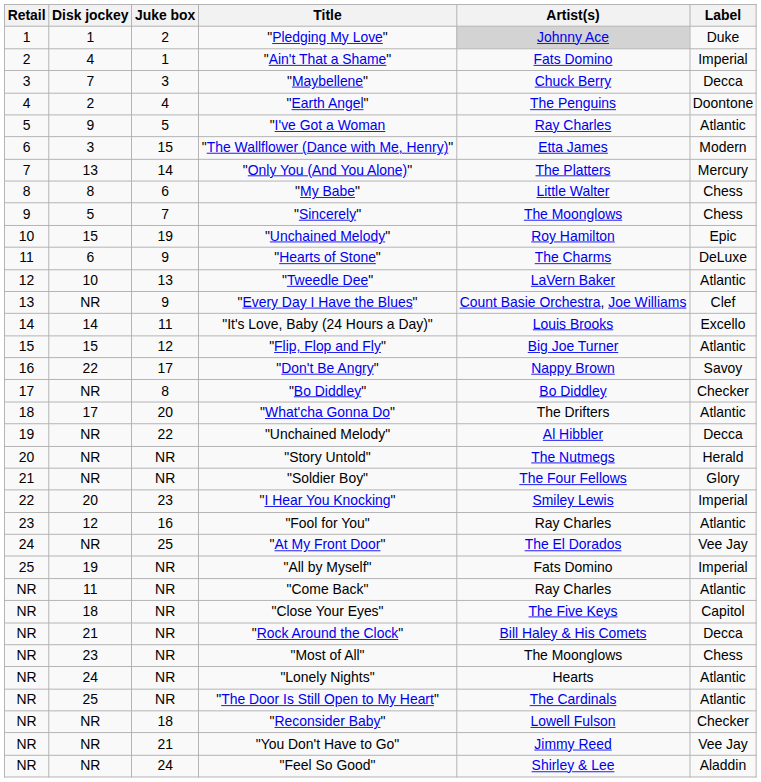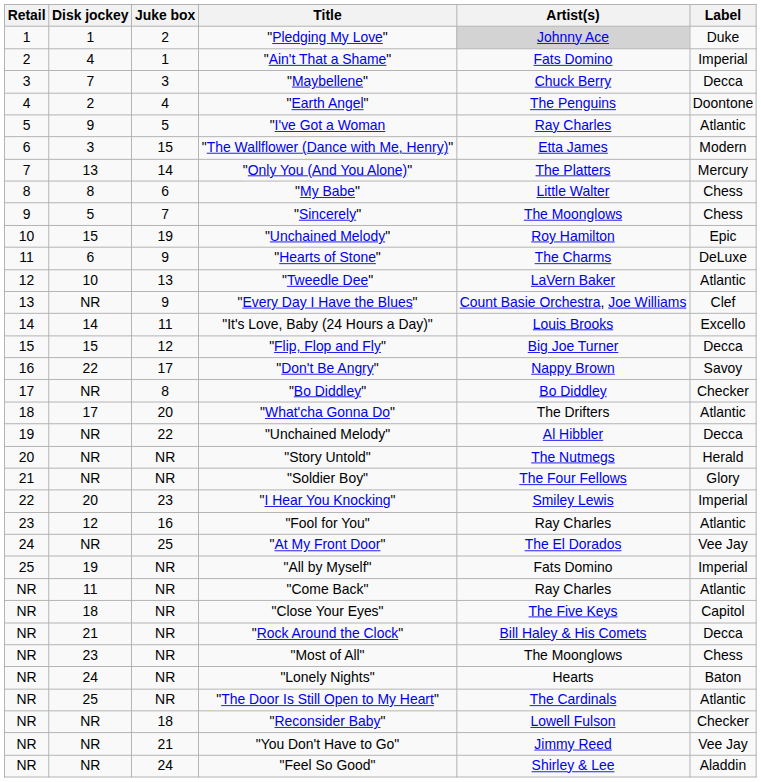(723, 346) Atlantic -> (723, 346) Decca
(723, 677) Atlantic -> (723, 677) Baton
